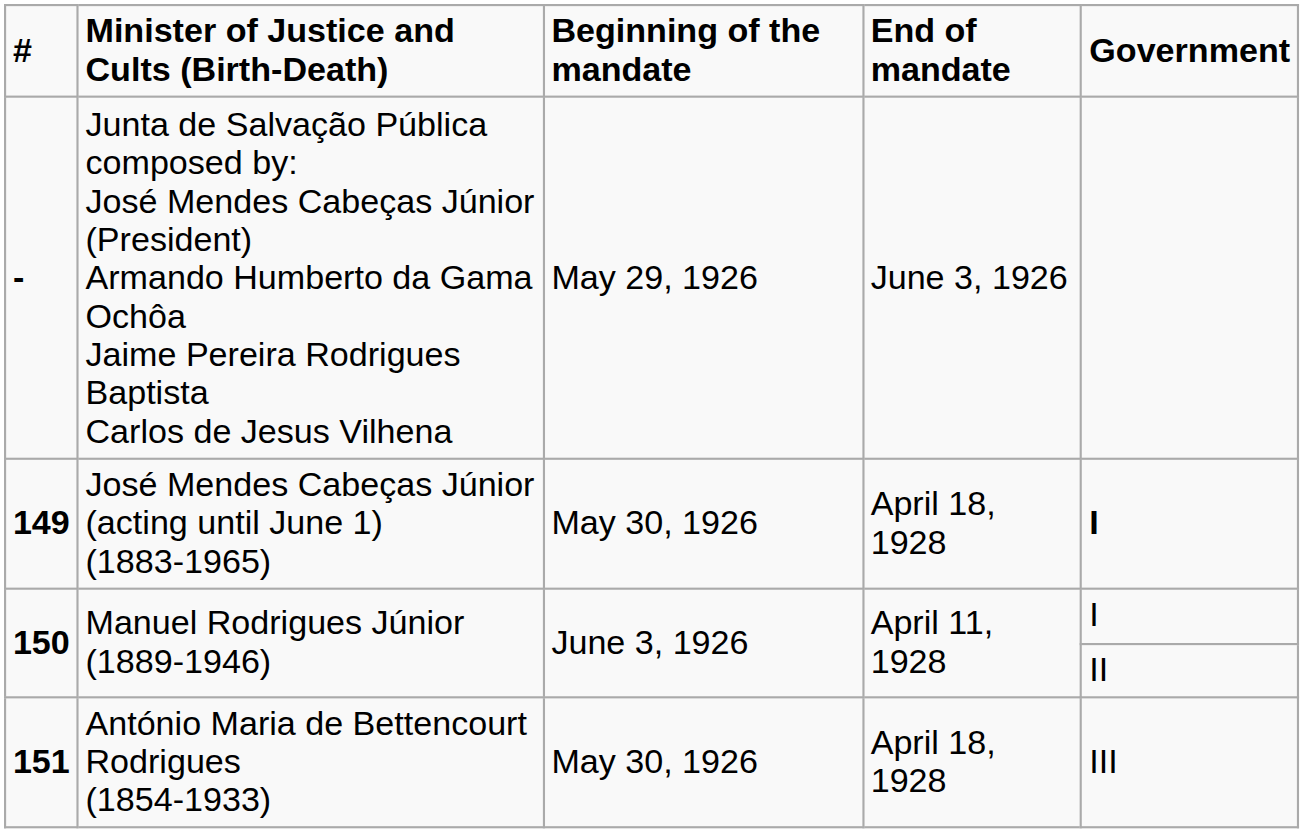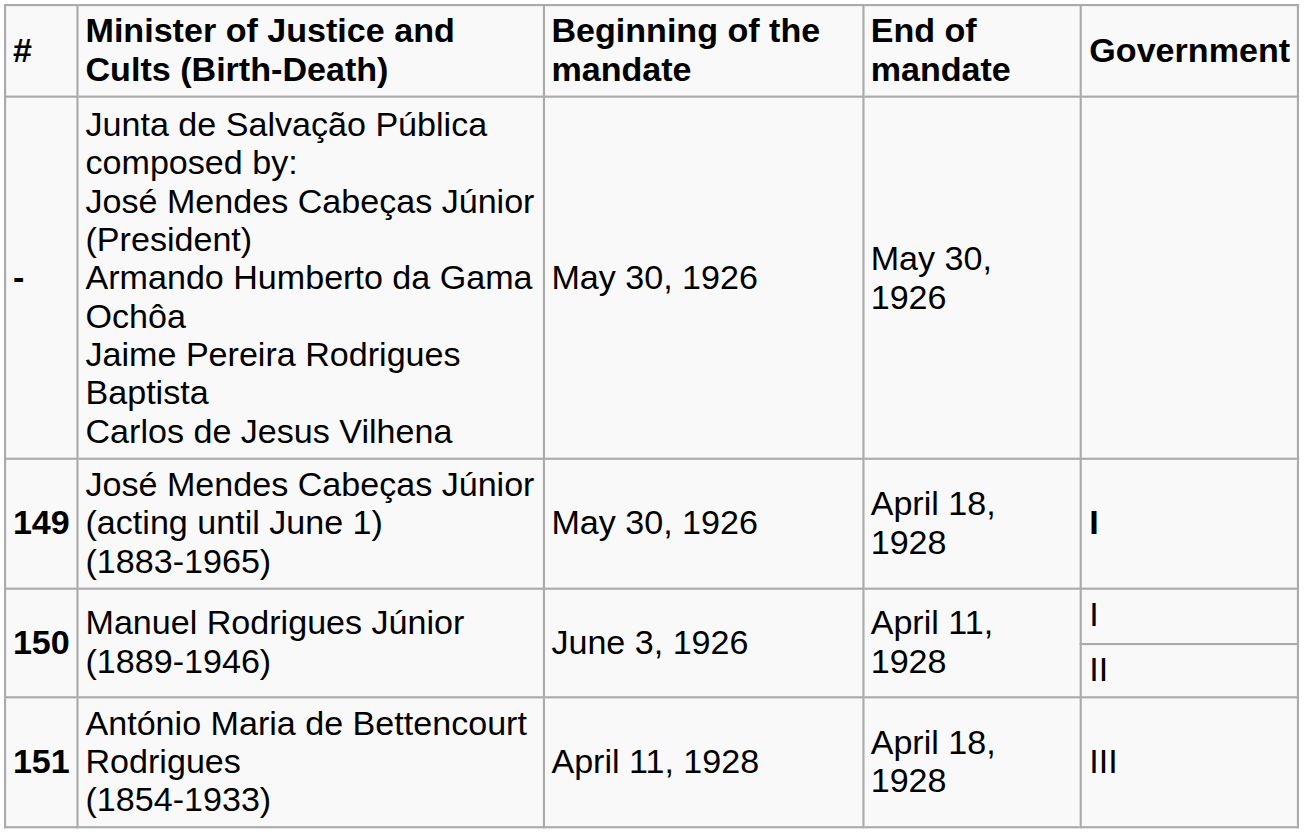(655, 277) May 29, 1926 -> (655, 277) May 30, 1926
(969, 277) June 3, 1926 -> (931, 277) May 30, 1926
(655, 761) May 30, 1926 -> (655, 761) April 11, 1928
